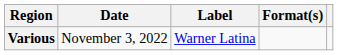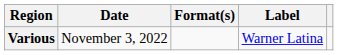columns swapped: (293, 15) <-> (215, 15)
